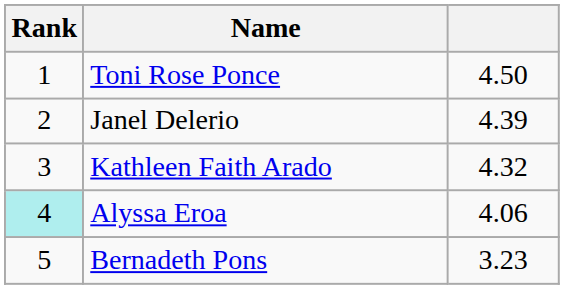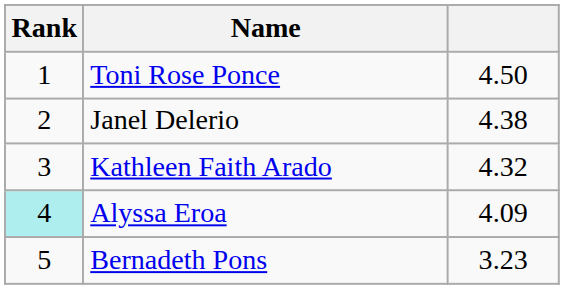(503, 120) 4.39 -> (503, 120) 4.38
(503, 213) 4.06 -> (503, 213) 4.09
